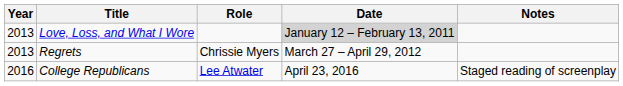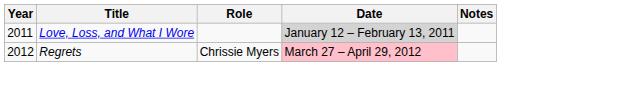(20, 33) 2013 -> (20, 33) 2011
(20, 52) 2013 -> (20, 52) 2012
(353, 52) no background -> (353, 52) pink background
- row: (94, 71)
